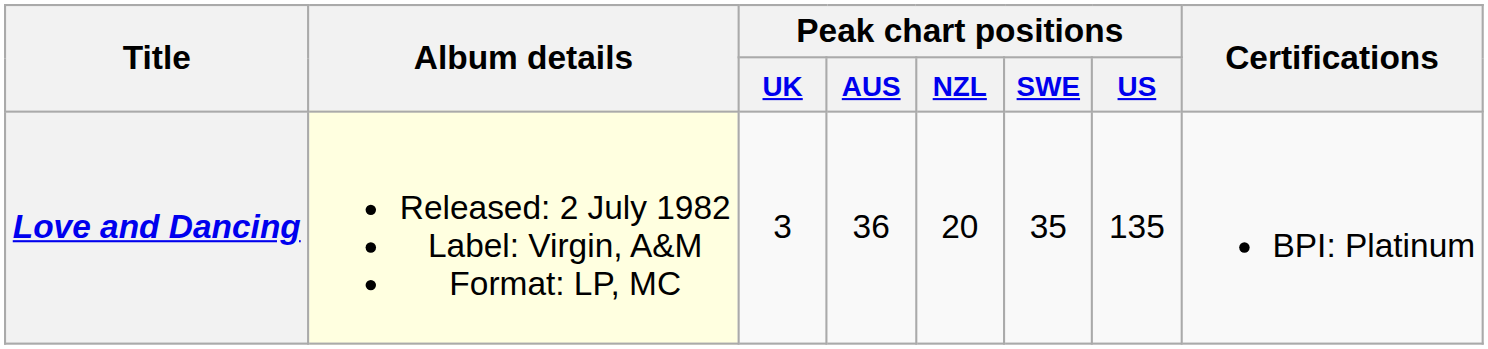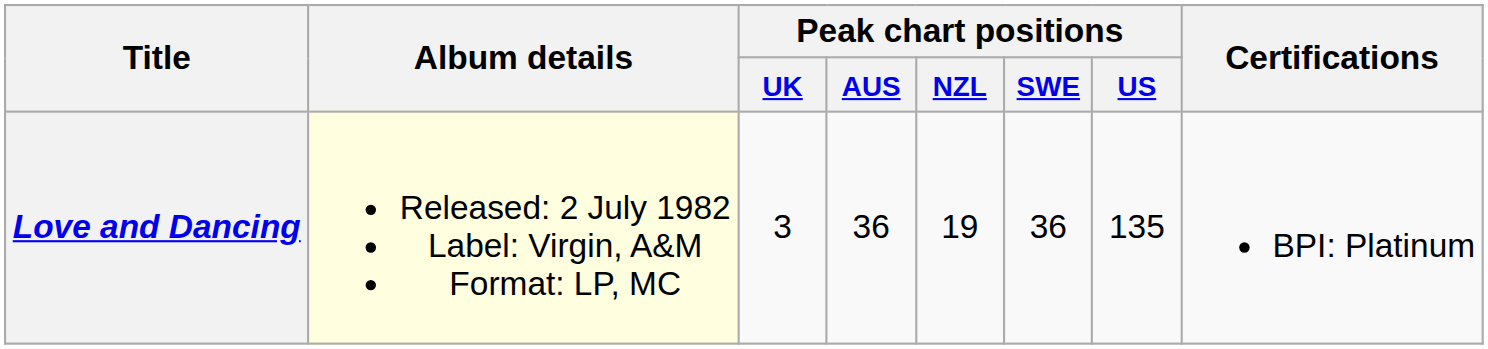(960, 226) 20 -> (960, 226) 19
(1048, 226) 35 -> (1048, 226) 36
